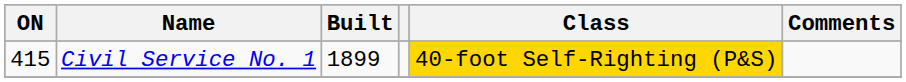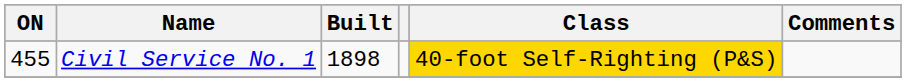(30, 60) 415 -> (30, 60) 455
(354, 60) 1899 -> (354, 60) 1898
